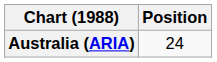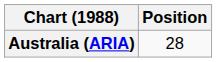(175, 43) 24 -> (175, 43) 28
